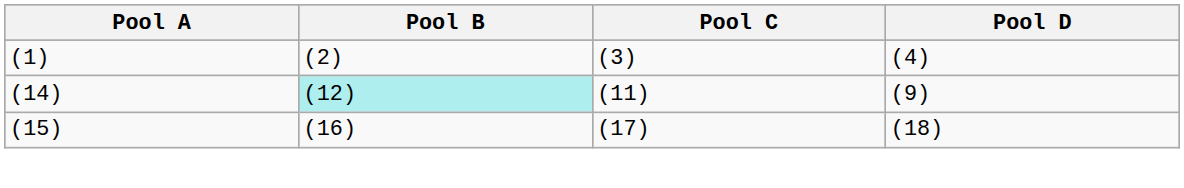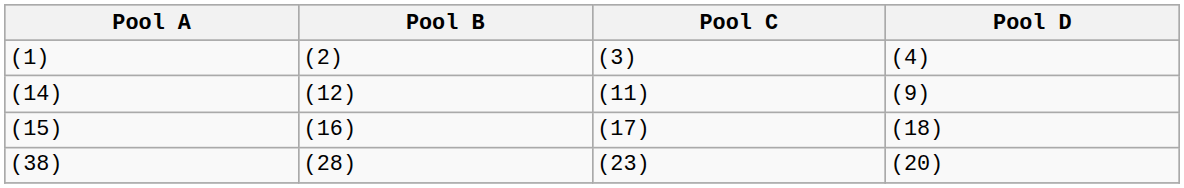(330, 94) paleturquoise background -> (330, 94) no background
+ row: (36, 165)
